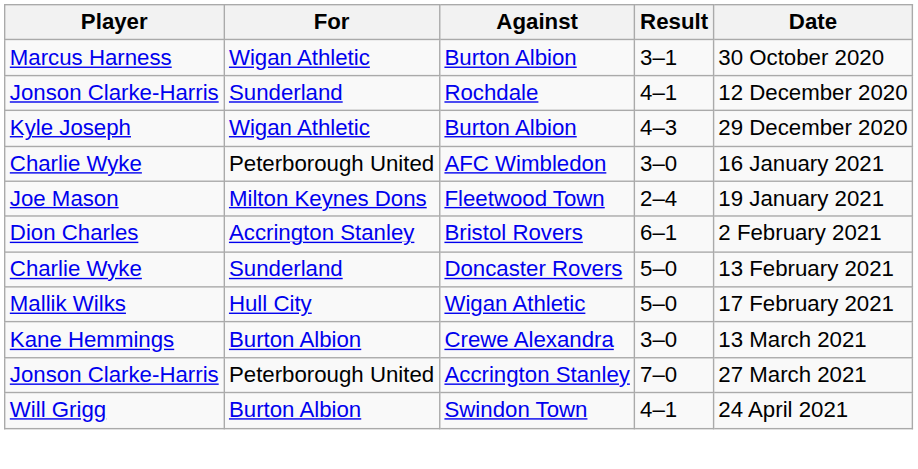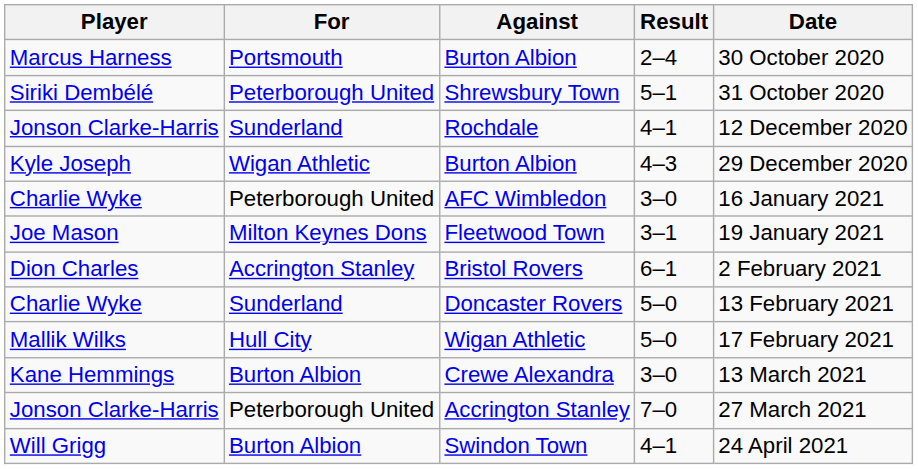(299, 57) Wigan Athletic -> (286, 57) Portsmouth
(659, 57) 3–1 -> (659, 57) 2–4
+ row: (82, 92)
(659, 198) 2–4 -> (659, 233) 3–1
